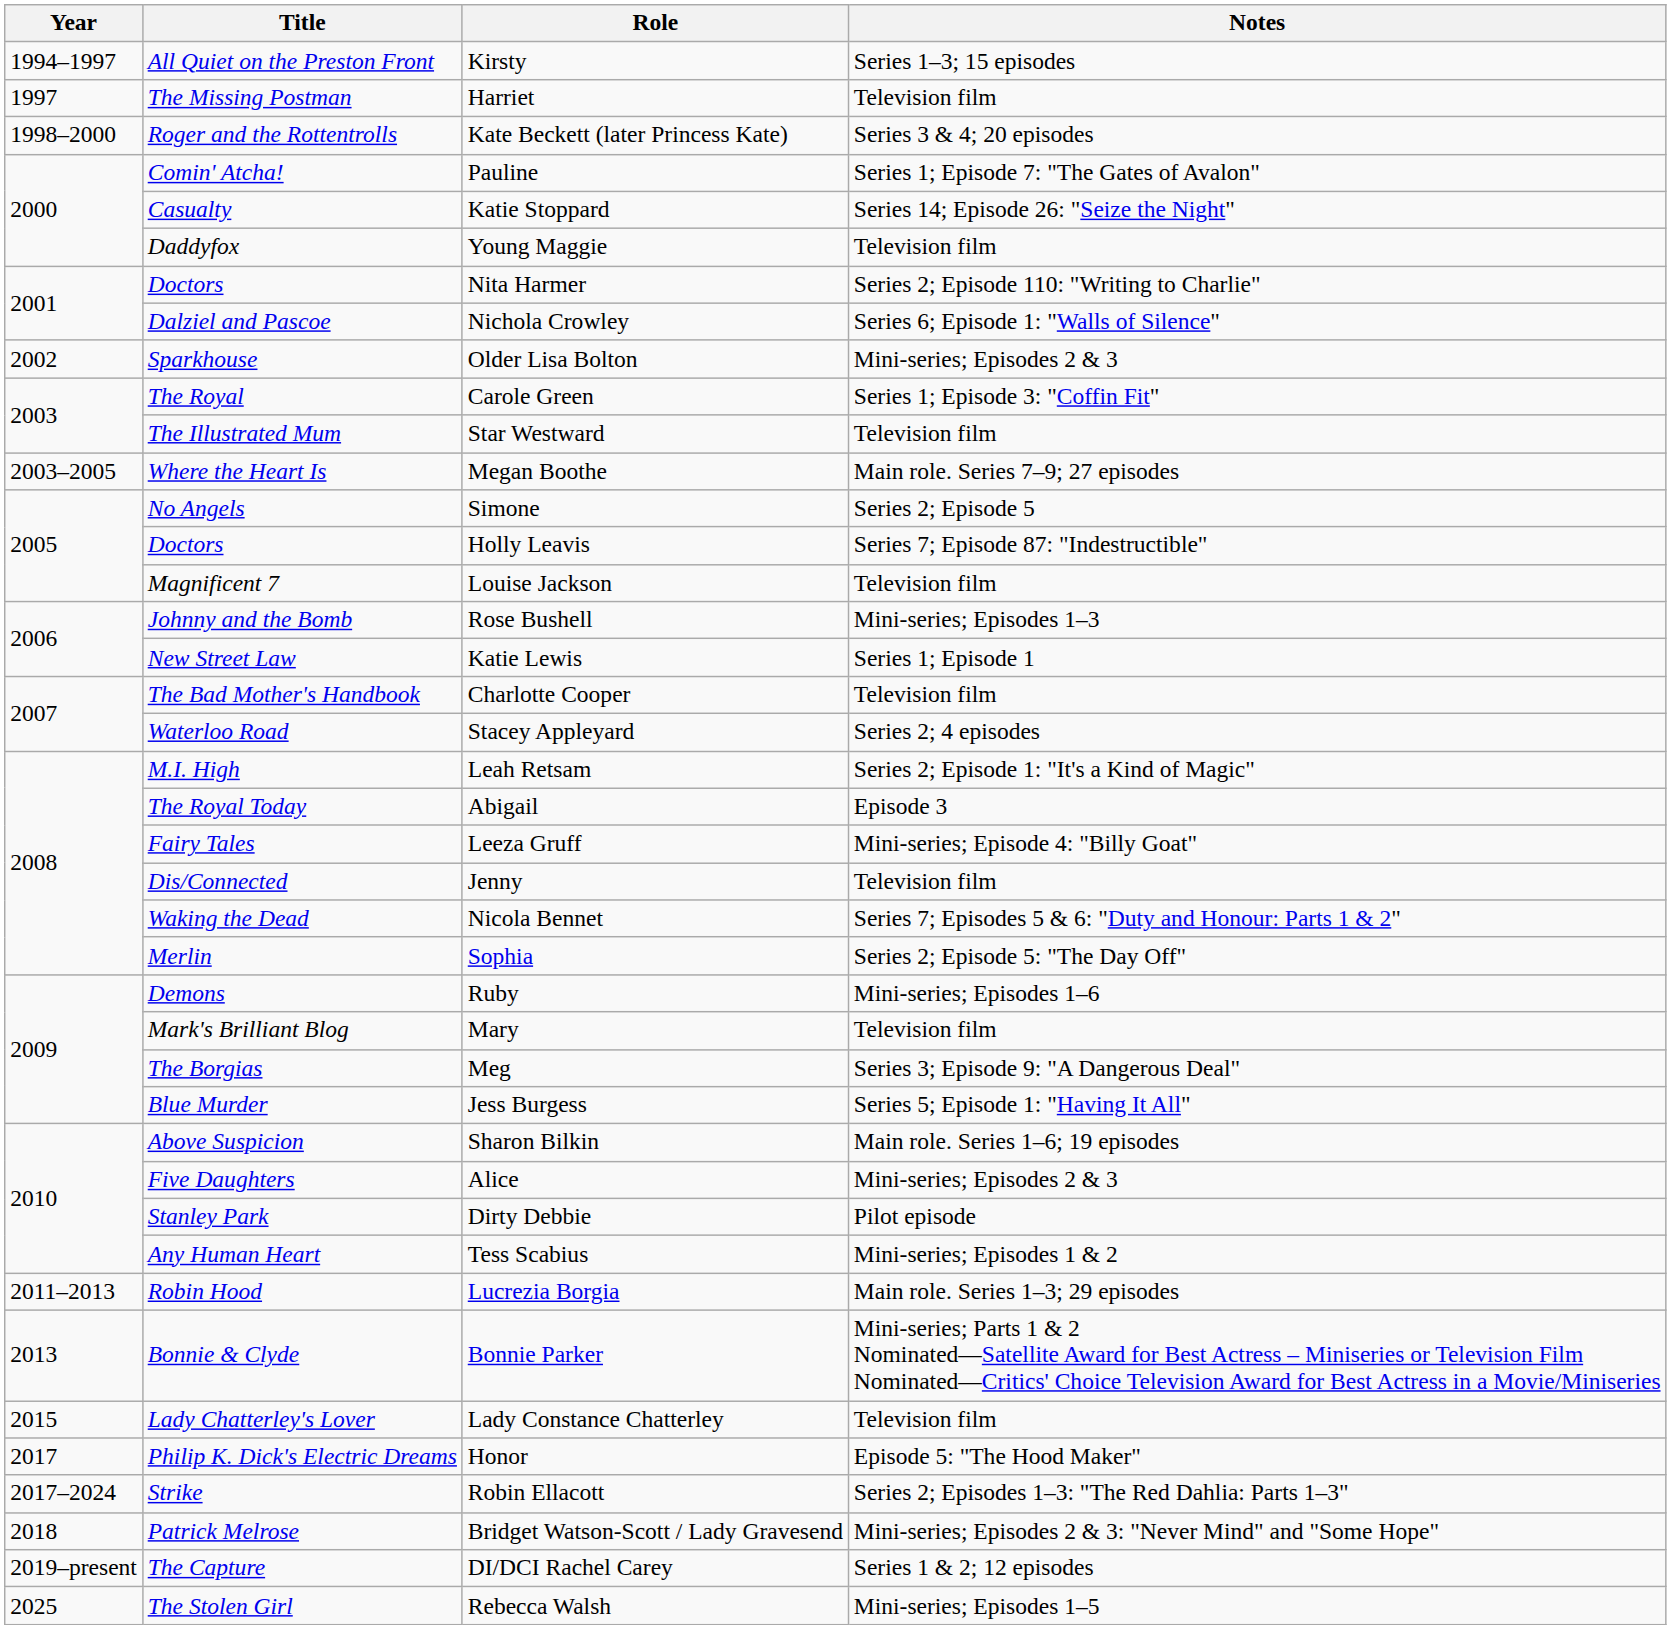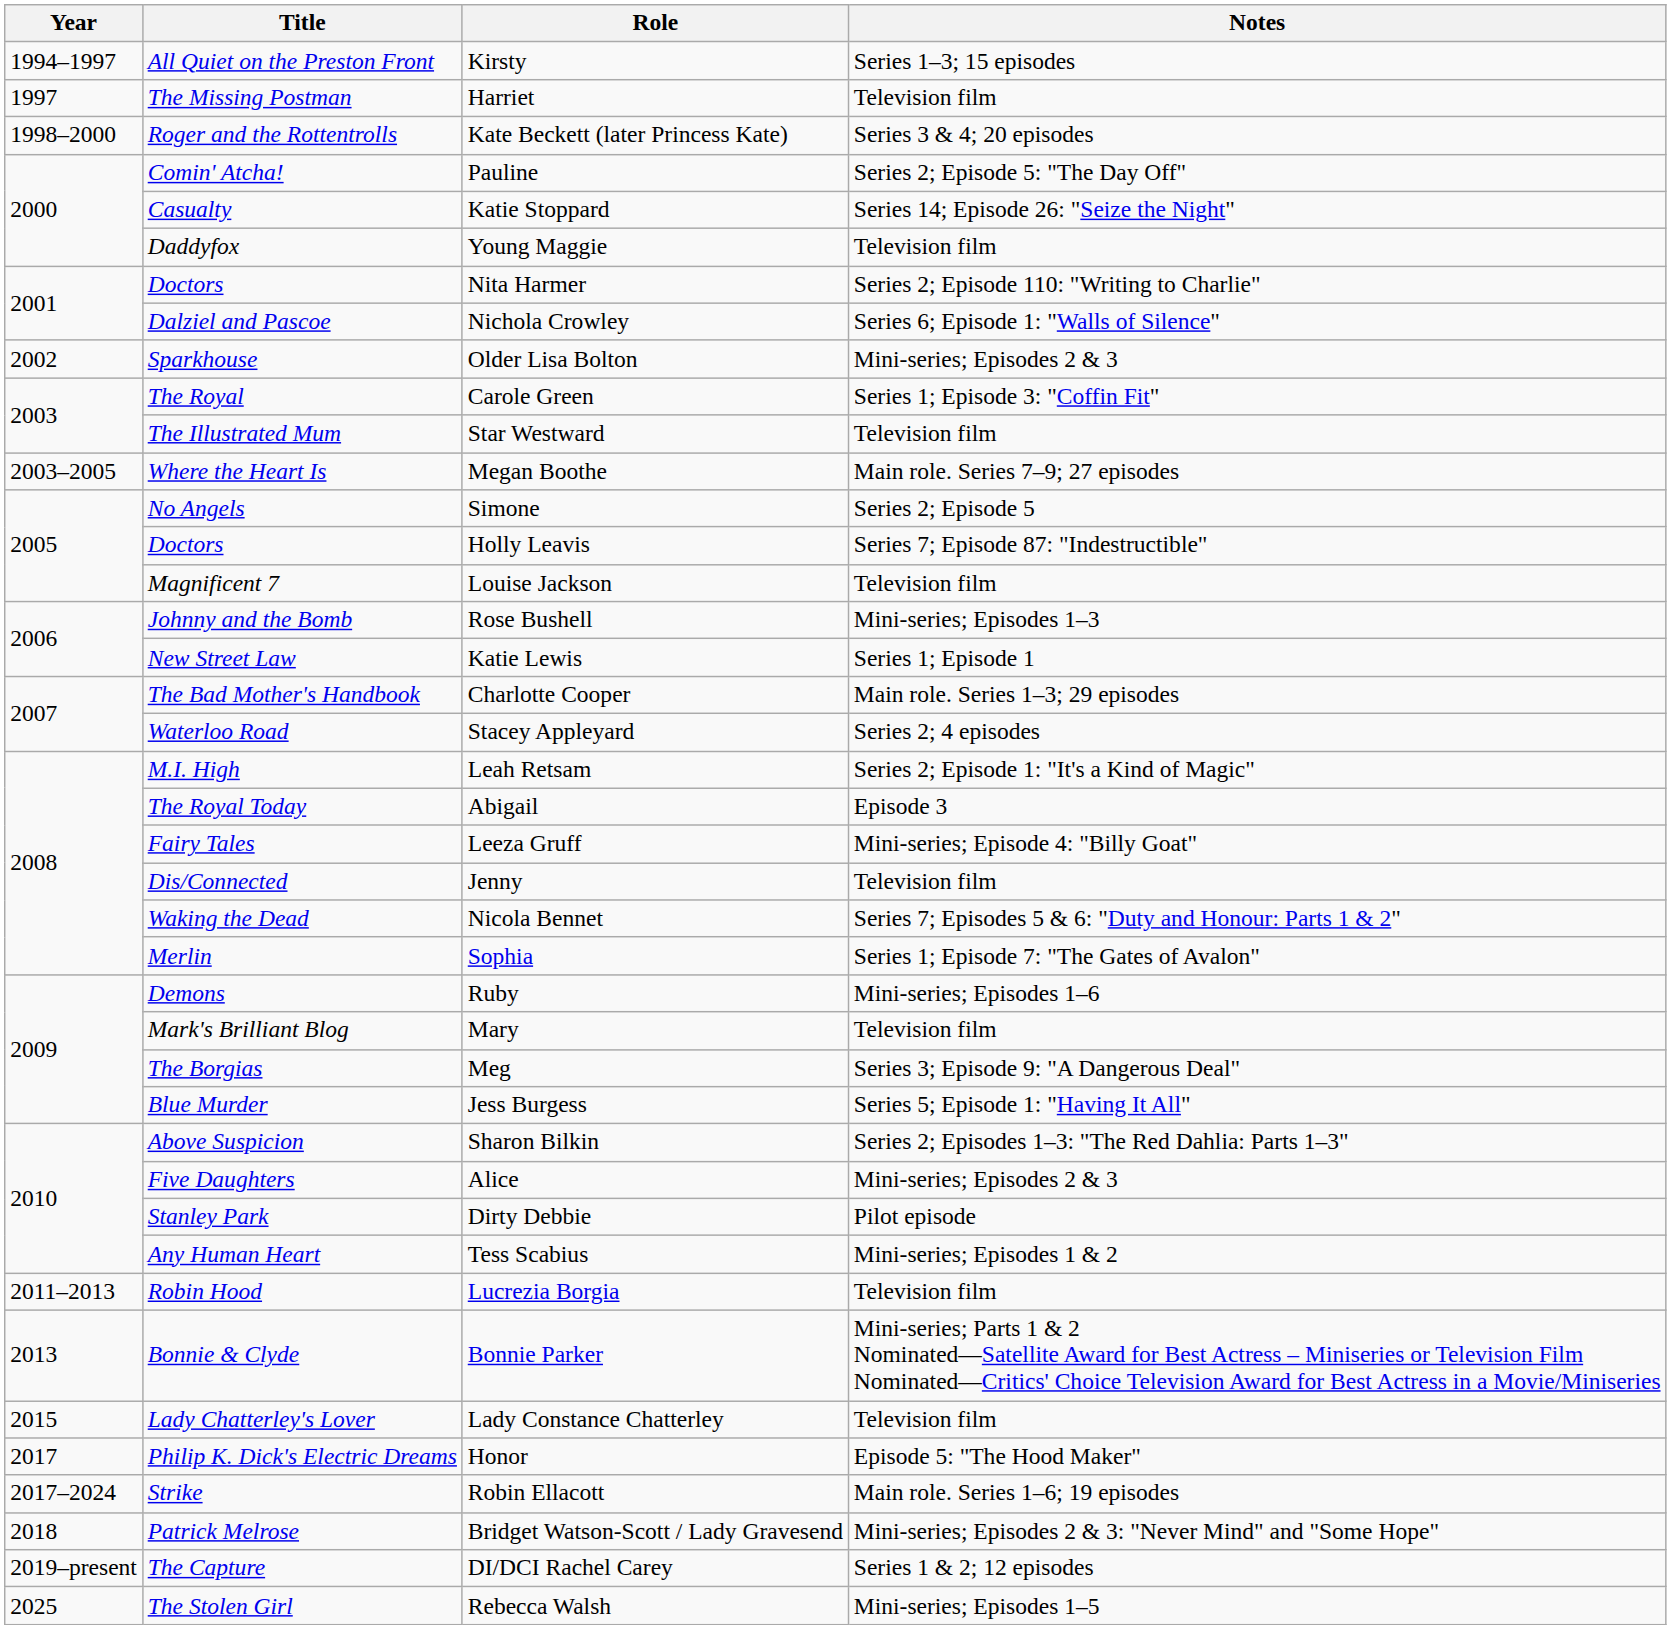(1057, 172) Series 1; Episode 7: "The Gates of Avalon" -> (1020, 172) Series 2; Episode 5: "The Day Off"
(925, 694) Television film -> (1016, 694) Main role. Series 1–3; 29 episodes
(1020, 955) Series 2; Episode 5: "The Day Off" -> (1057, 955) Series 1; Episode 7: "The Gates of Avalon"
(1016, 1142) Main role. Series 1–6; 19 episodes -> (1101, 1142) Series 2; Episodes 1–3: "The Red Dahlia: Parts 1–3"
(1016, 1291) Main role. Series 1–3; 29 episodes -> (925, 1291) Television film
(1101, 1493) Series 2; Episodes 1–3: "The Red Dahlia: Parts 1–3" -> (1016, 1493) Main role. Series 1–6; 19 episodes
